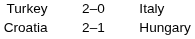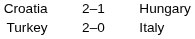rows swapped: (26, 27) <-> (27, 8)
